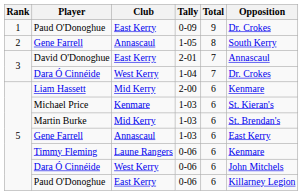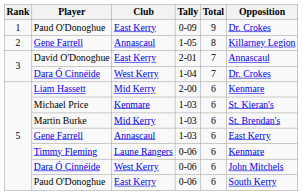(253, 43) South Kerry -> (262, 43) Killarney Legion
(262, 182) Killarney Legion -> (253, 182) South Kerry
